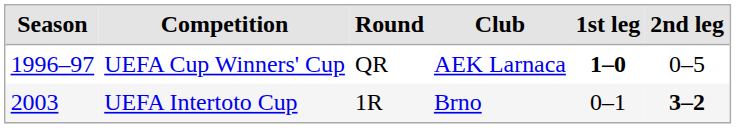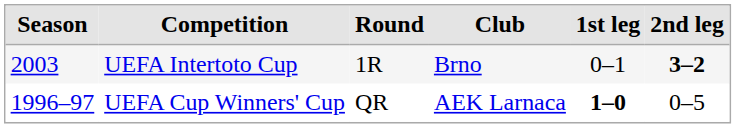rows swapped: (225, 64) <-> (201, 102)
